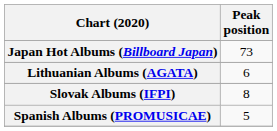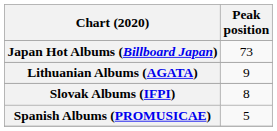(246, 72) 6 -> (246, 72) 9
